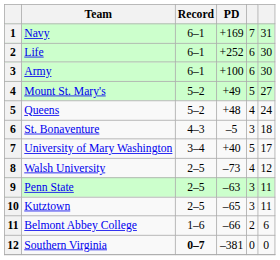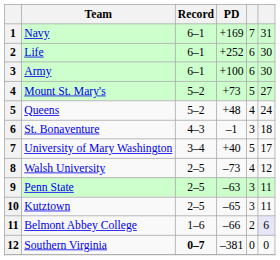(232, 91) +49 -> (232, 91) +73
(232, 129) –5 -> (232, 129) –1
(266, 226) no background -> (266, 226) lavender background
